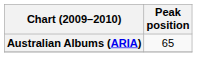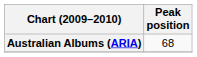(168, 43) 65 -> (168, 43) 68
